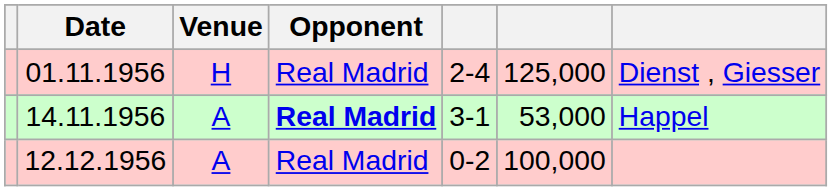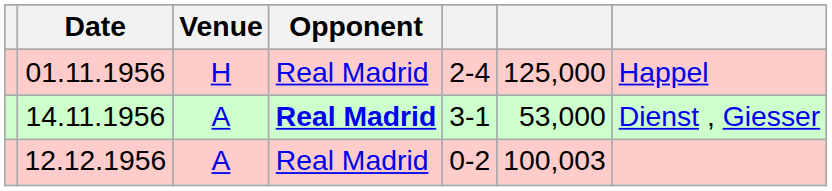(719, 71) Dienst , Giesser -> (664, 71) Happel
(664, 116) Happel -> (719, 116) Dienst , Giesser
(554, 161) 100,000 -> (554, 161) 100,003
